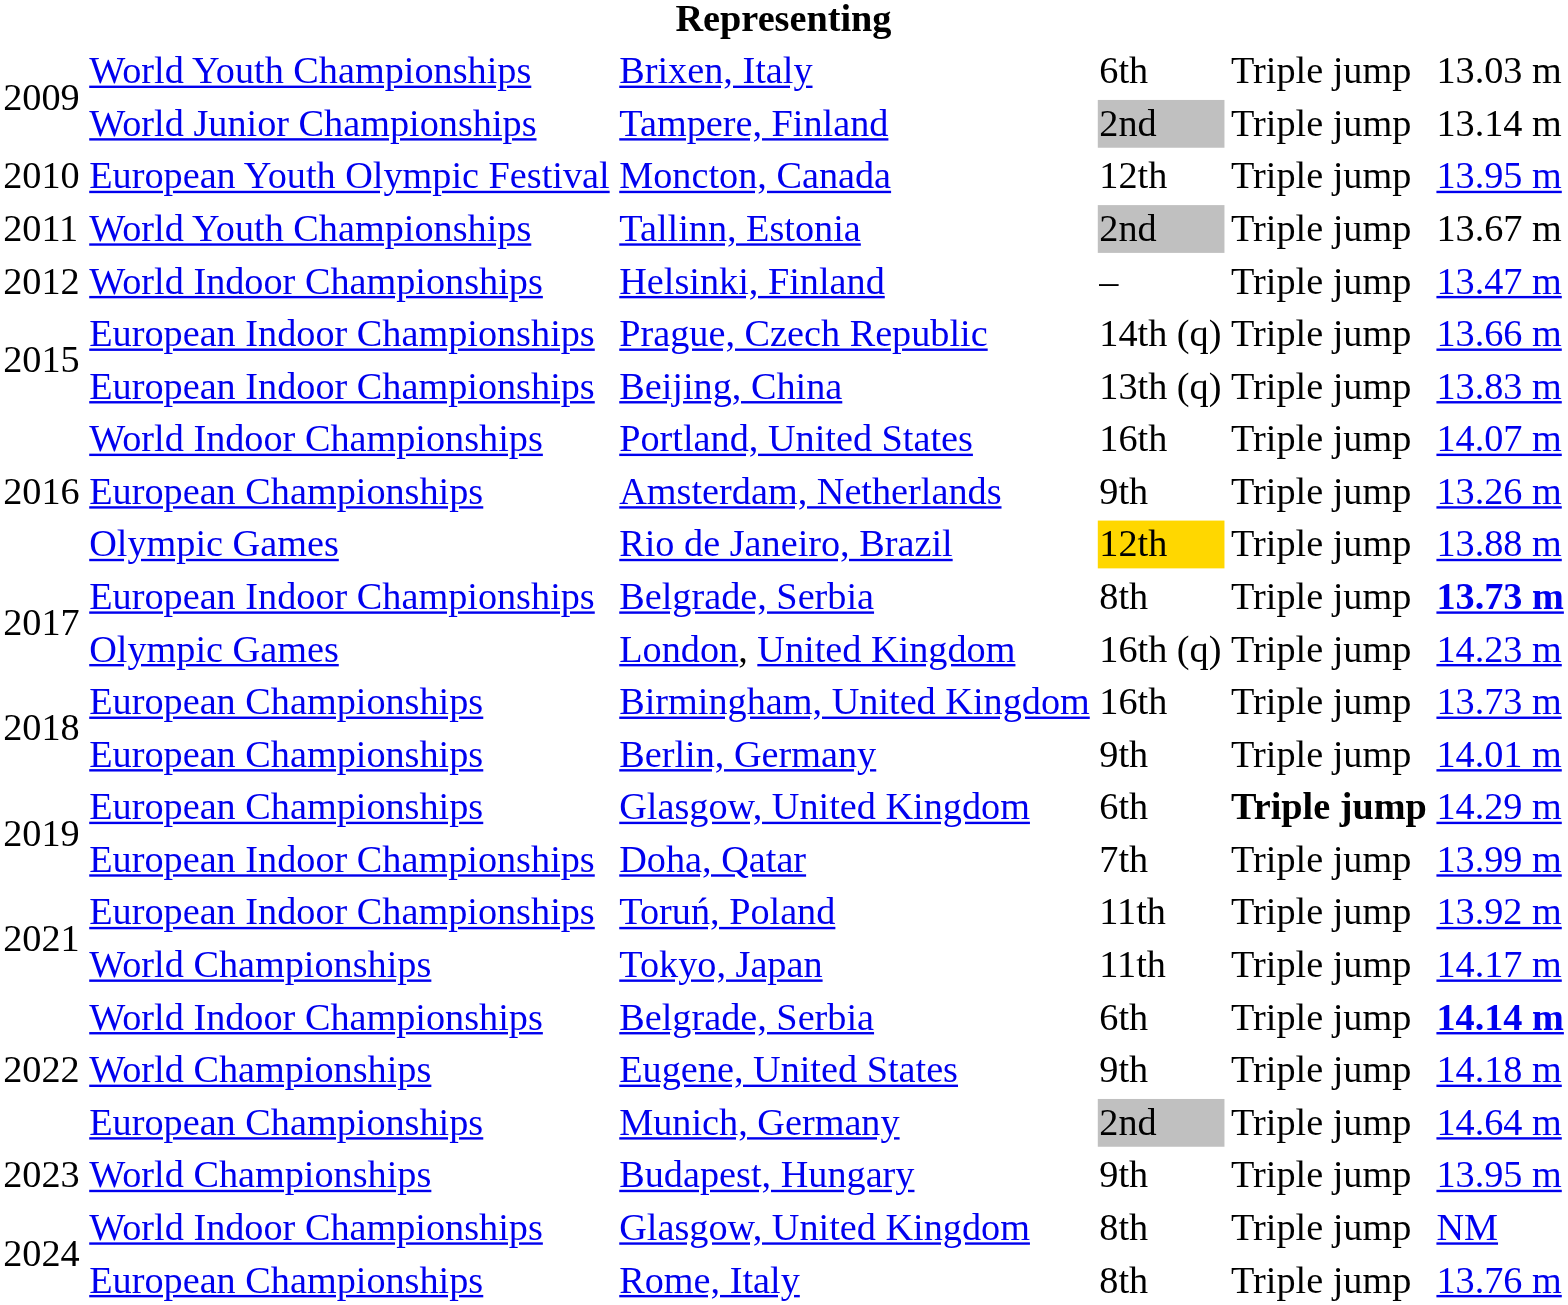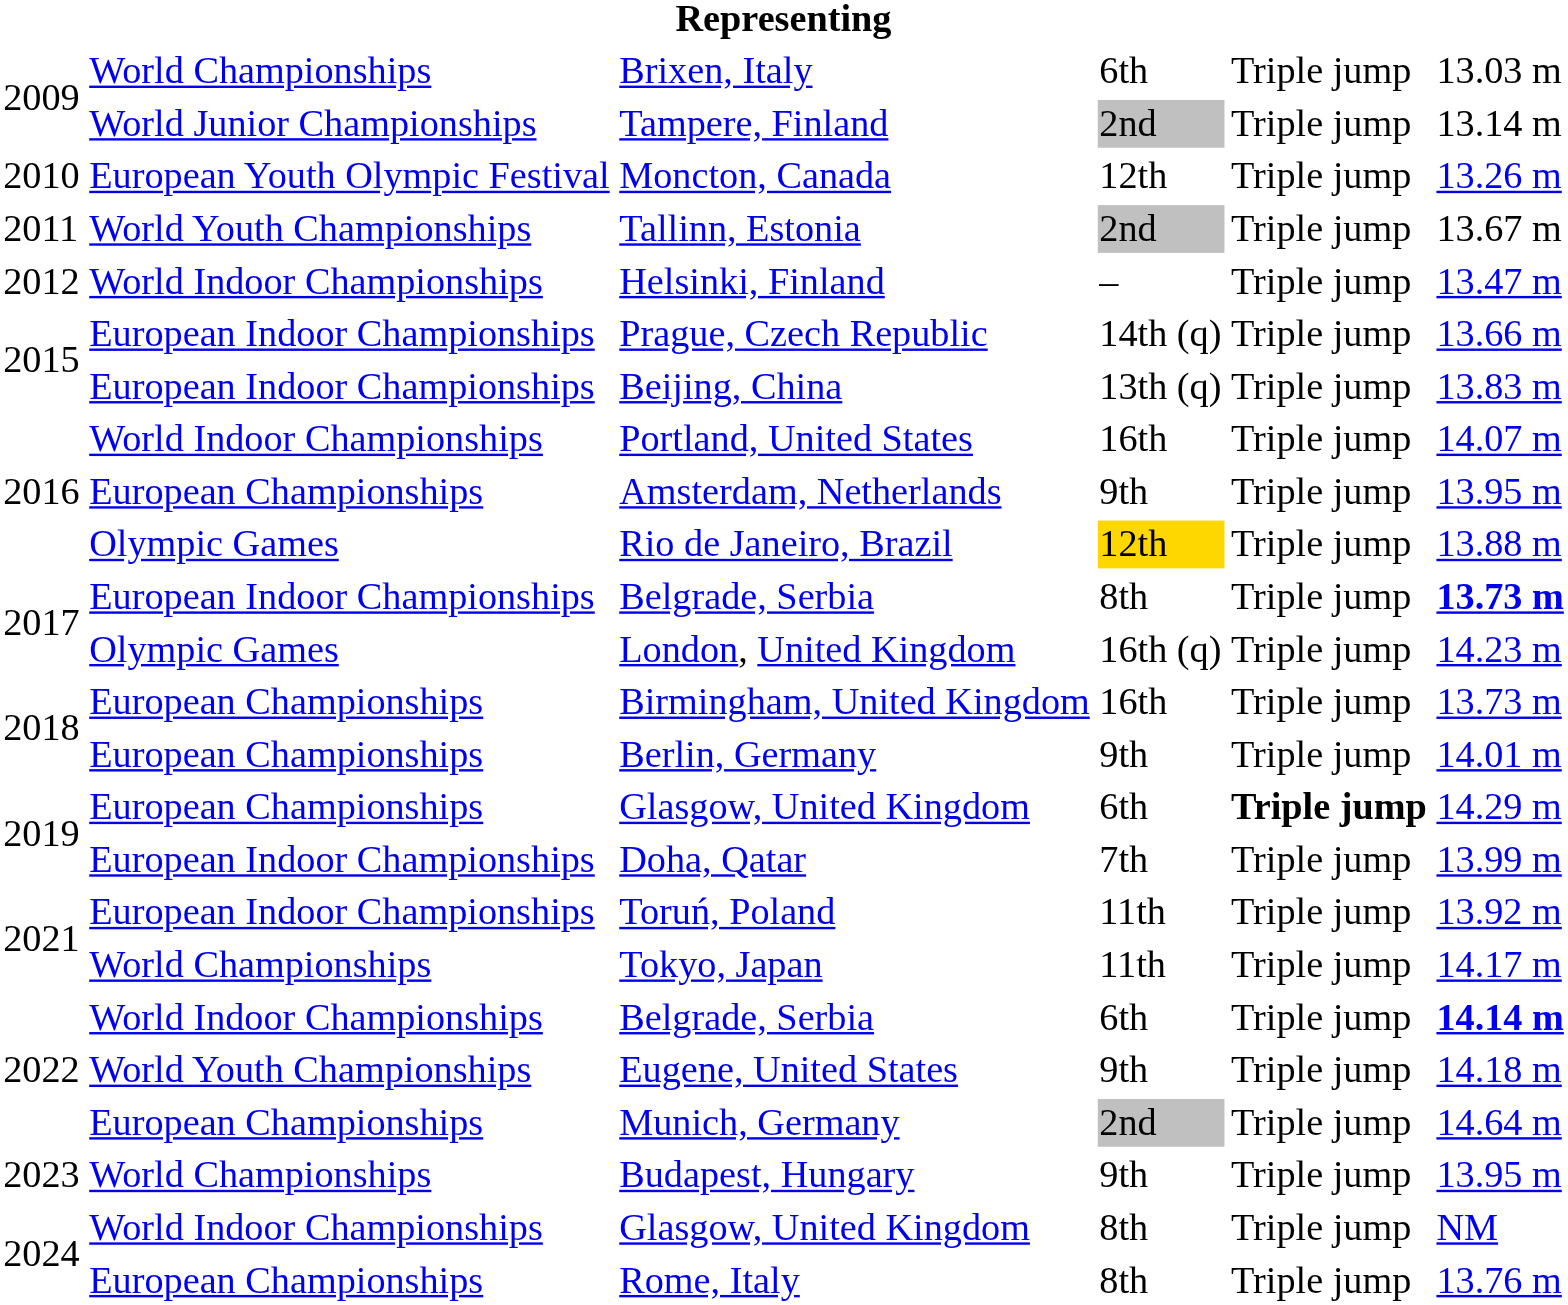(310, 70) World Youth Championships -> (260, 70) World Championships
(1499, 175) 13.95 m -> (1499, 175) 13.26 m
(1499, 491) 13.26 m -> (1499, 491) 13.95 m
(260, 1069) World Championships -> (310, 1069) World Youth Championships
